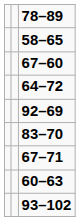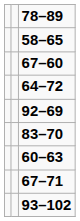rows swapped: (42, 157) <-> (42, 181)
